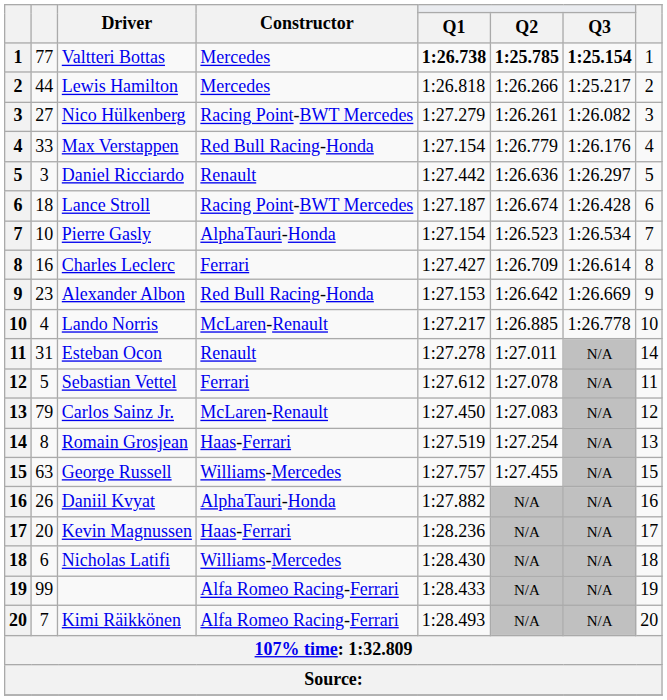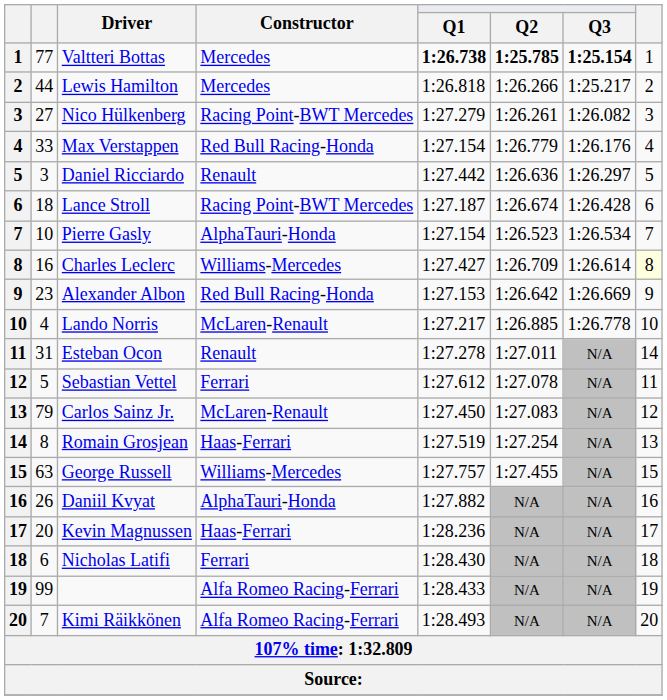(225, 264) Ferrari -> (271, 264) Williams-Mercedes
(649, 264) no background -> (649, 264) lightyellow background
(271, 560) Williams-Mercedes -> (225, 560) Ferrari
